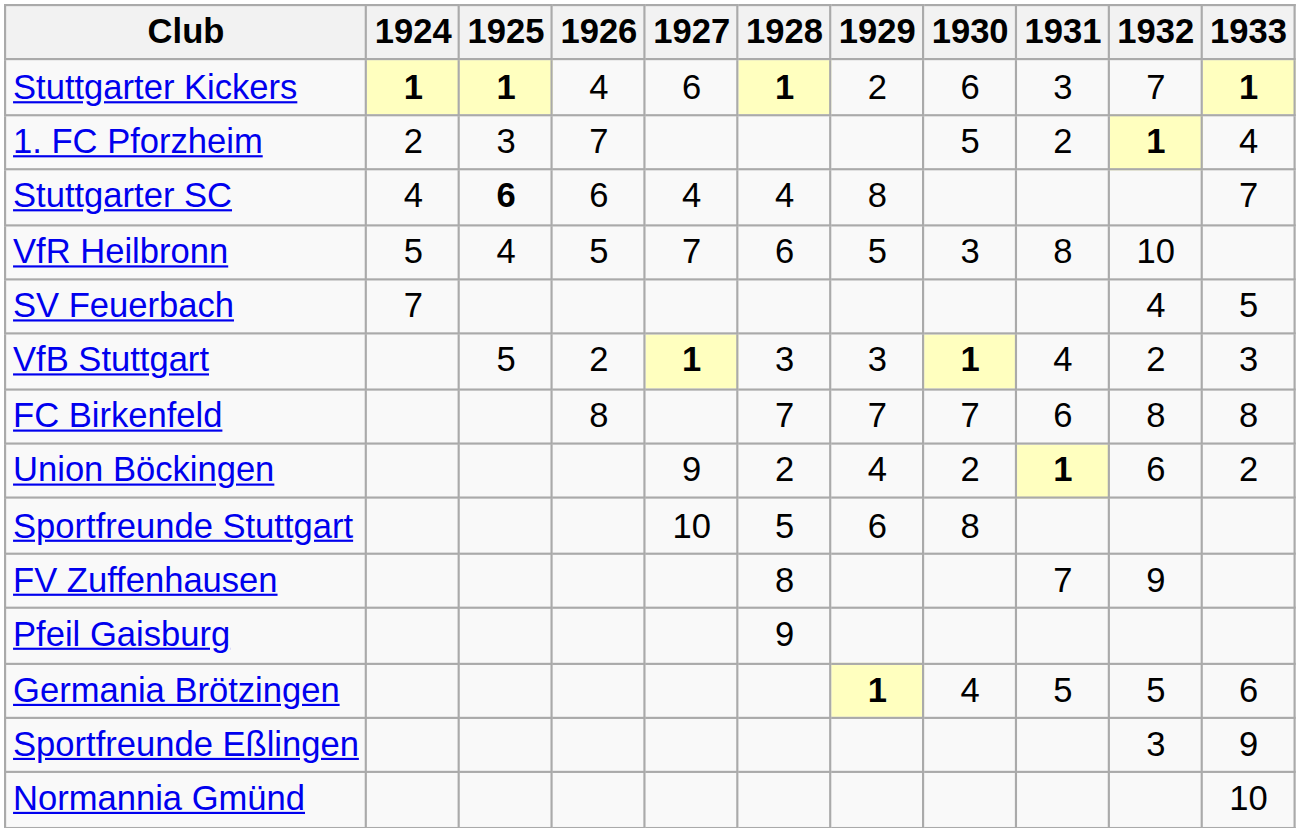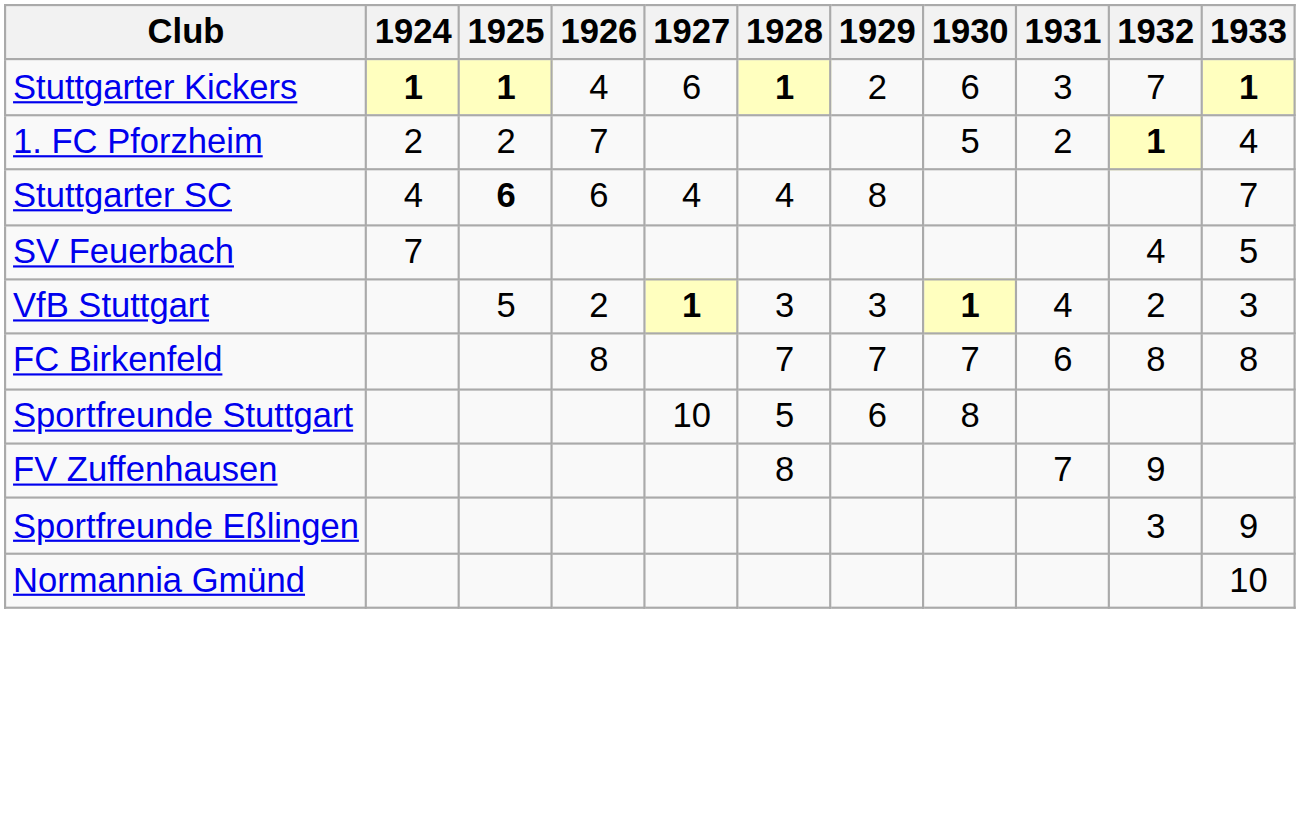(506, 141) 3 -> (506, 141) 2
- row: (121, 251)
- row: (144, 470)
- row: (122, 634)
- row: (176, 689)
